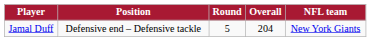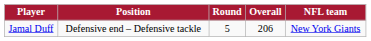(265, 28) 204 -> (265, 28) 206
